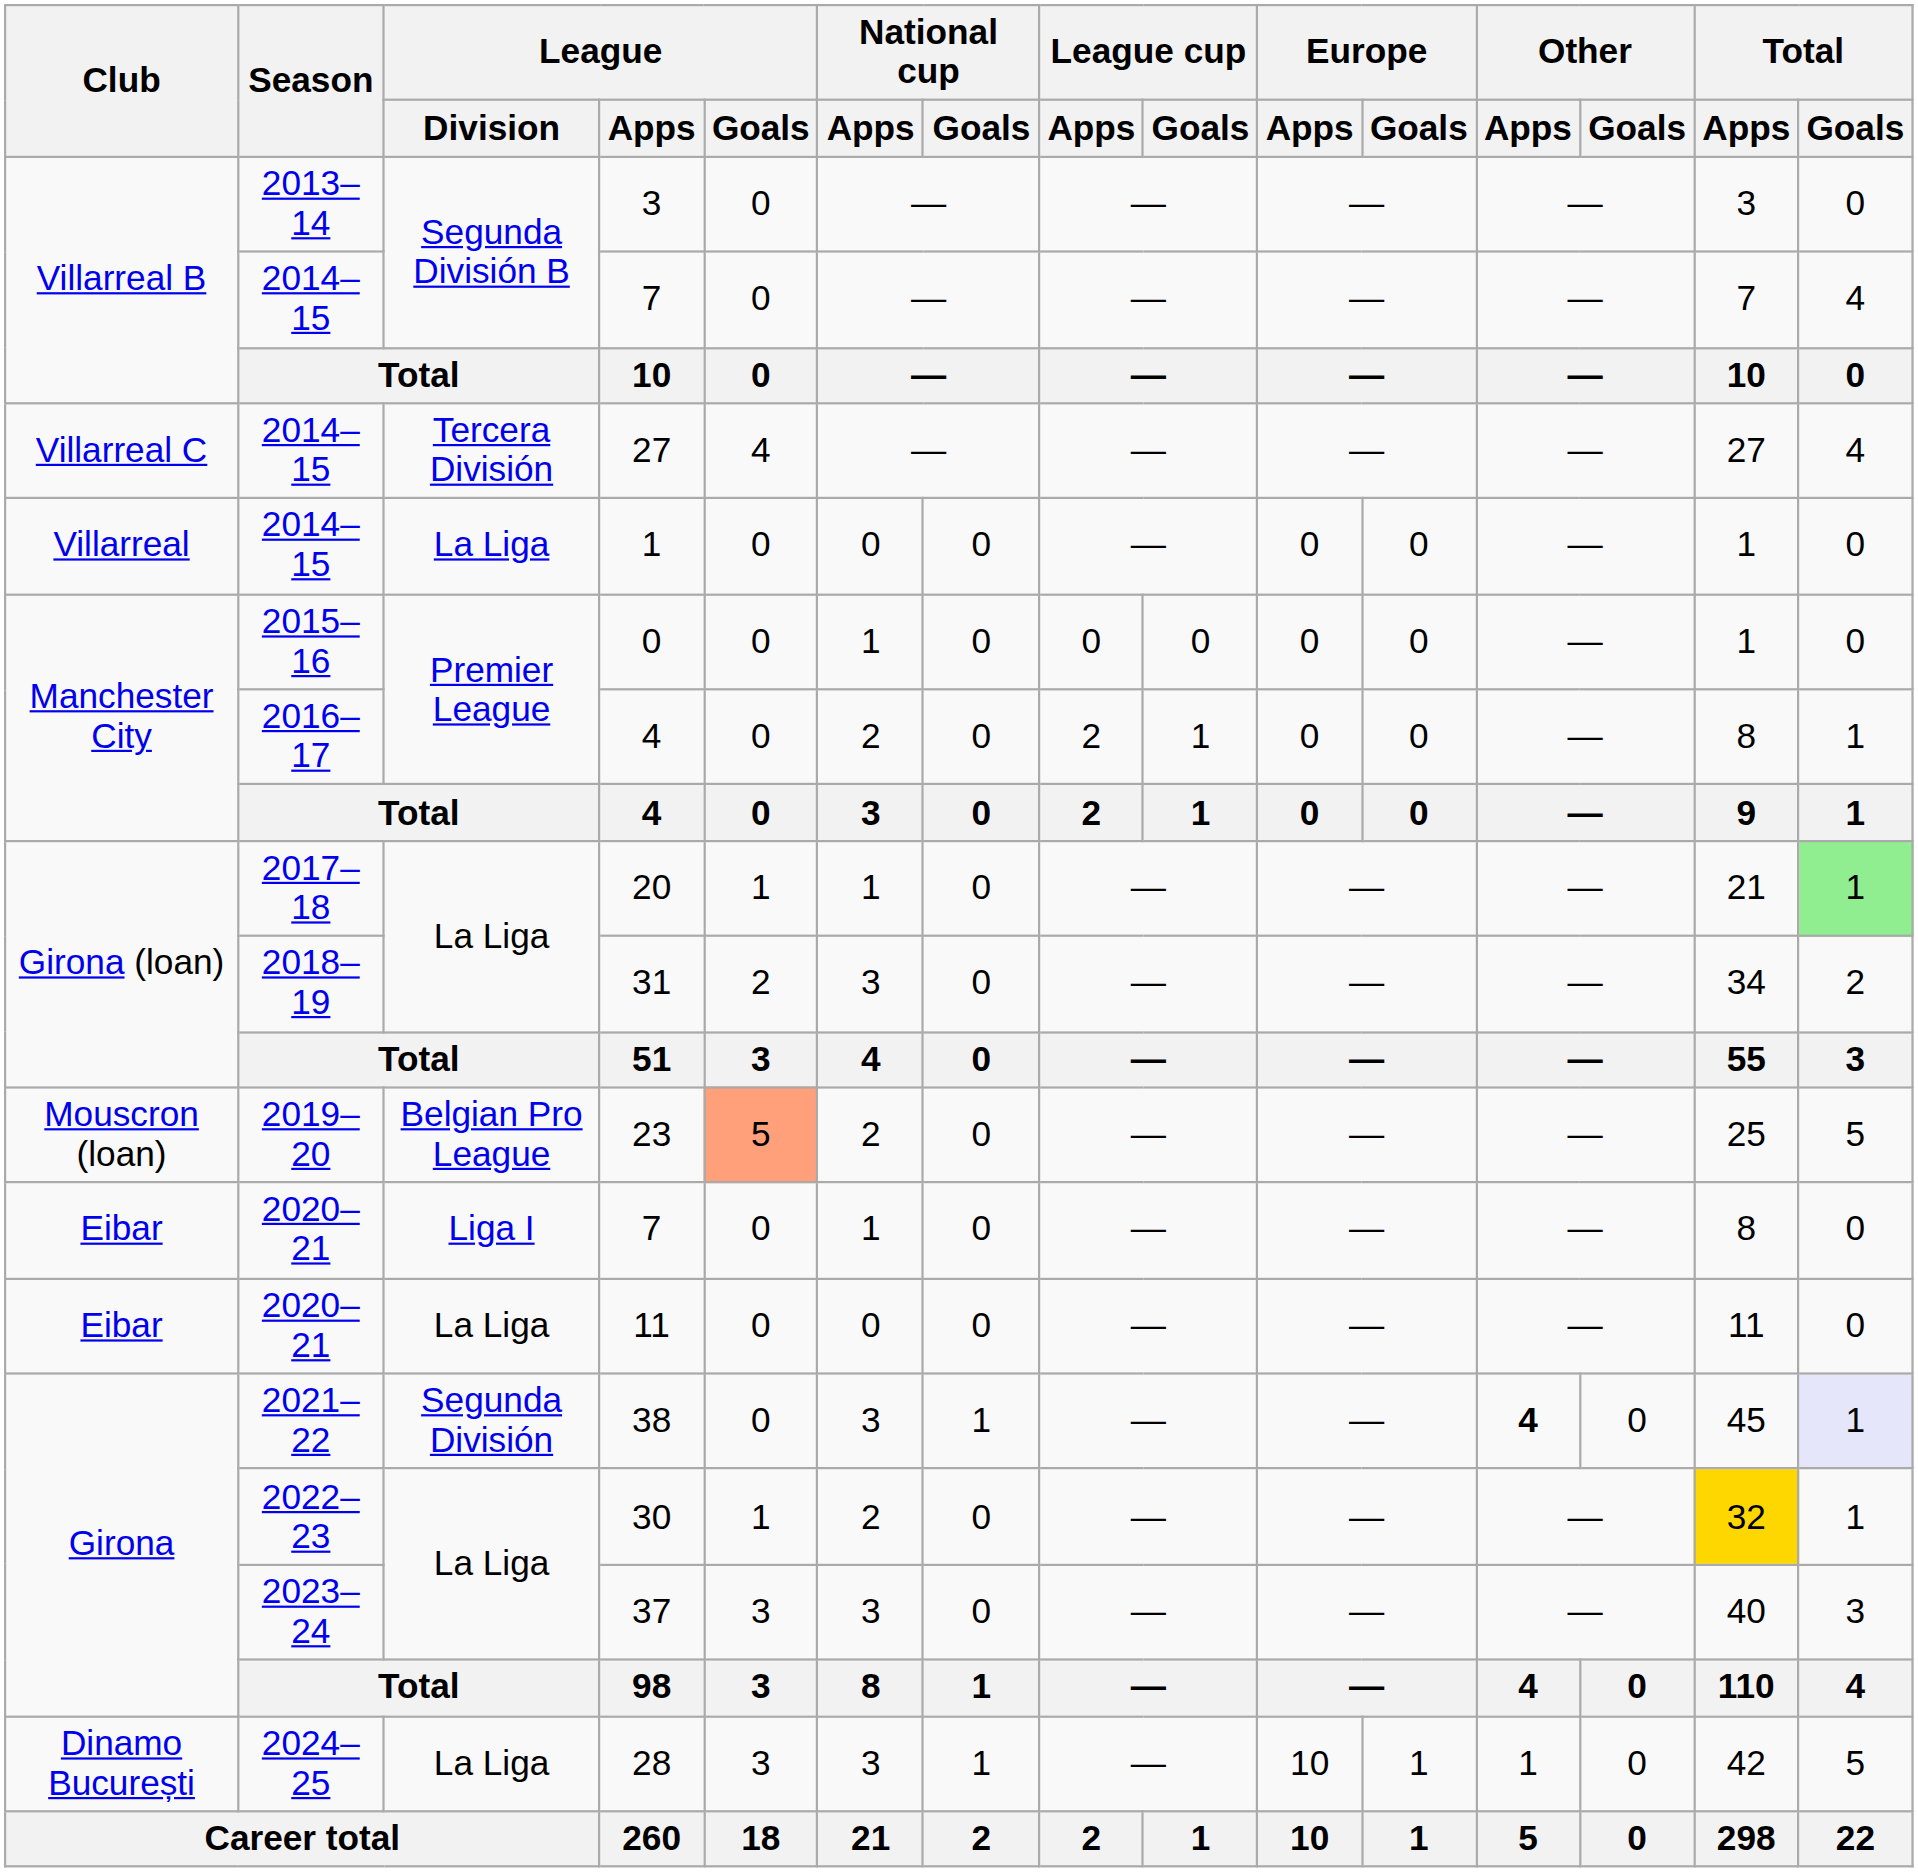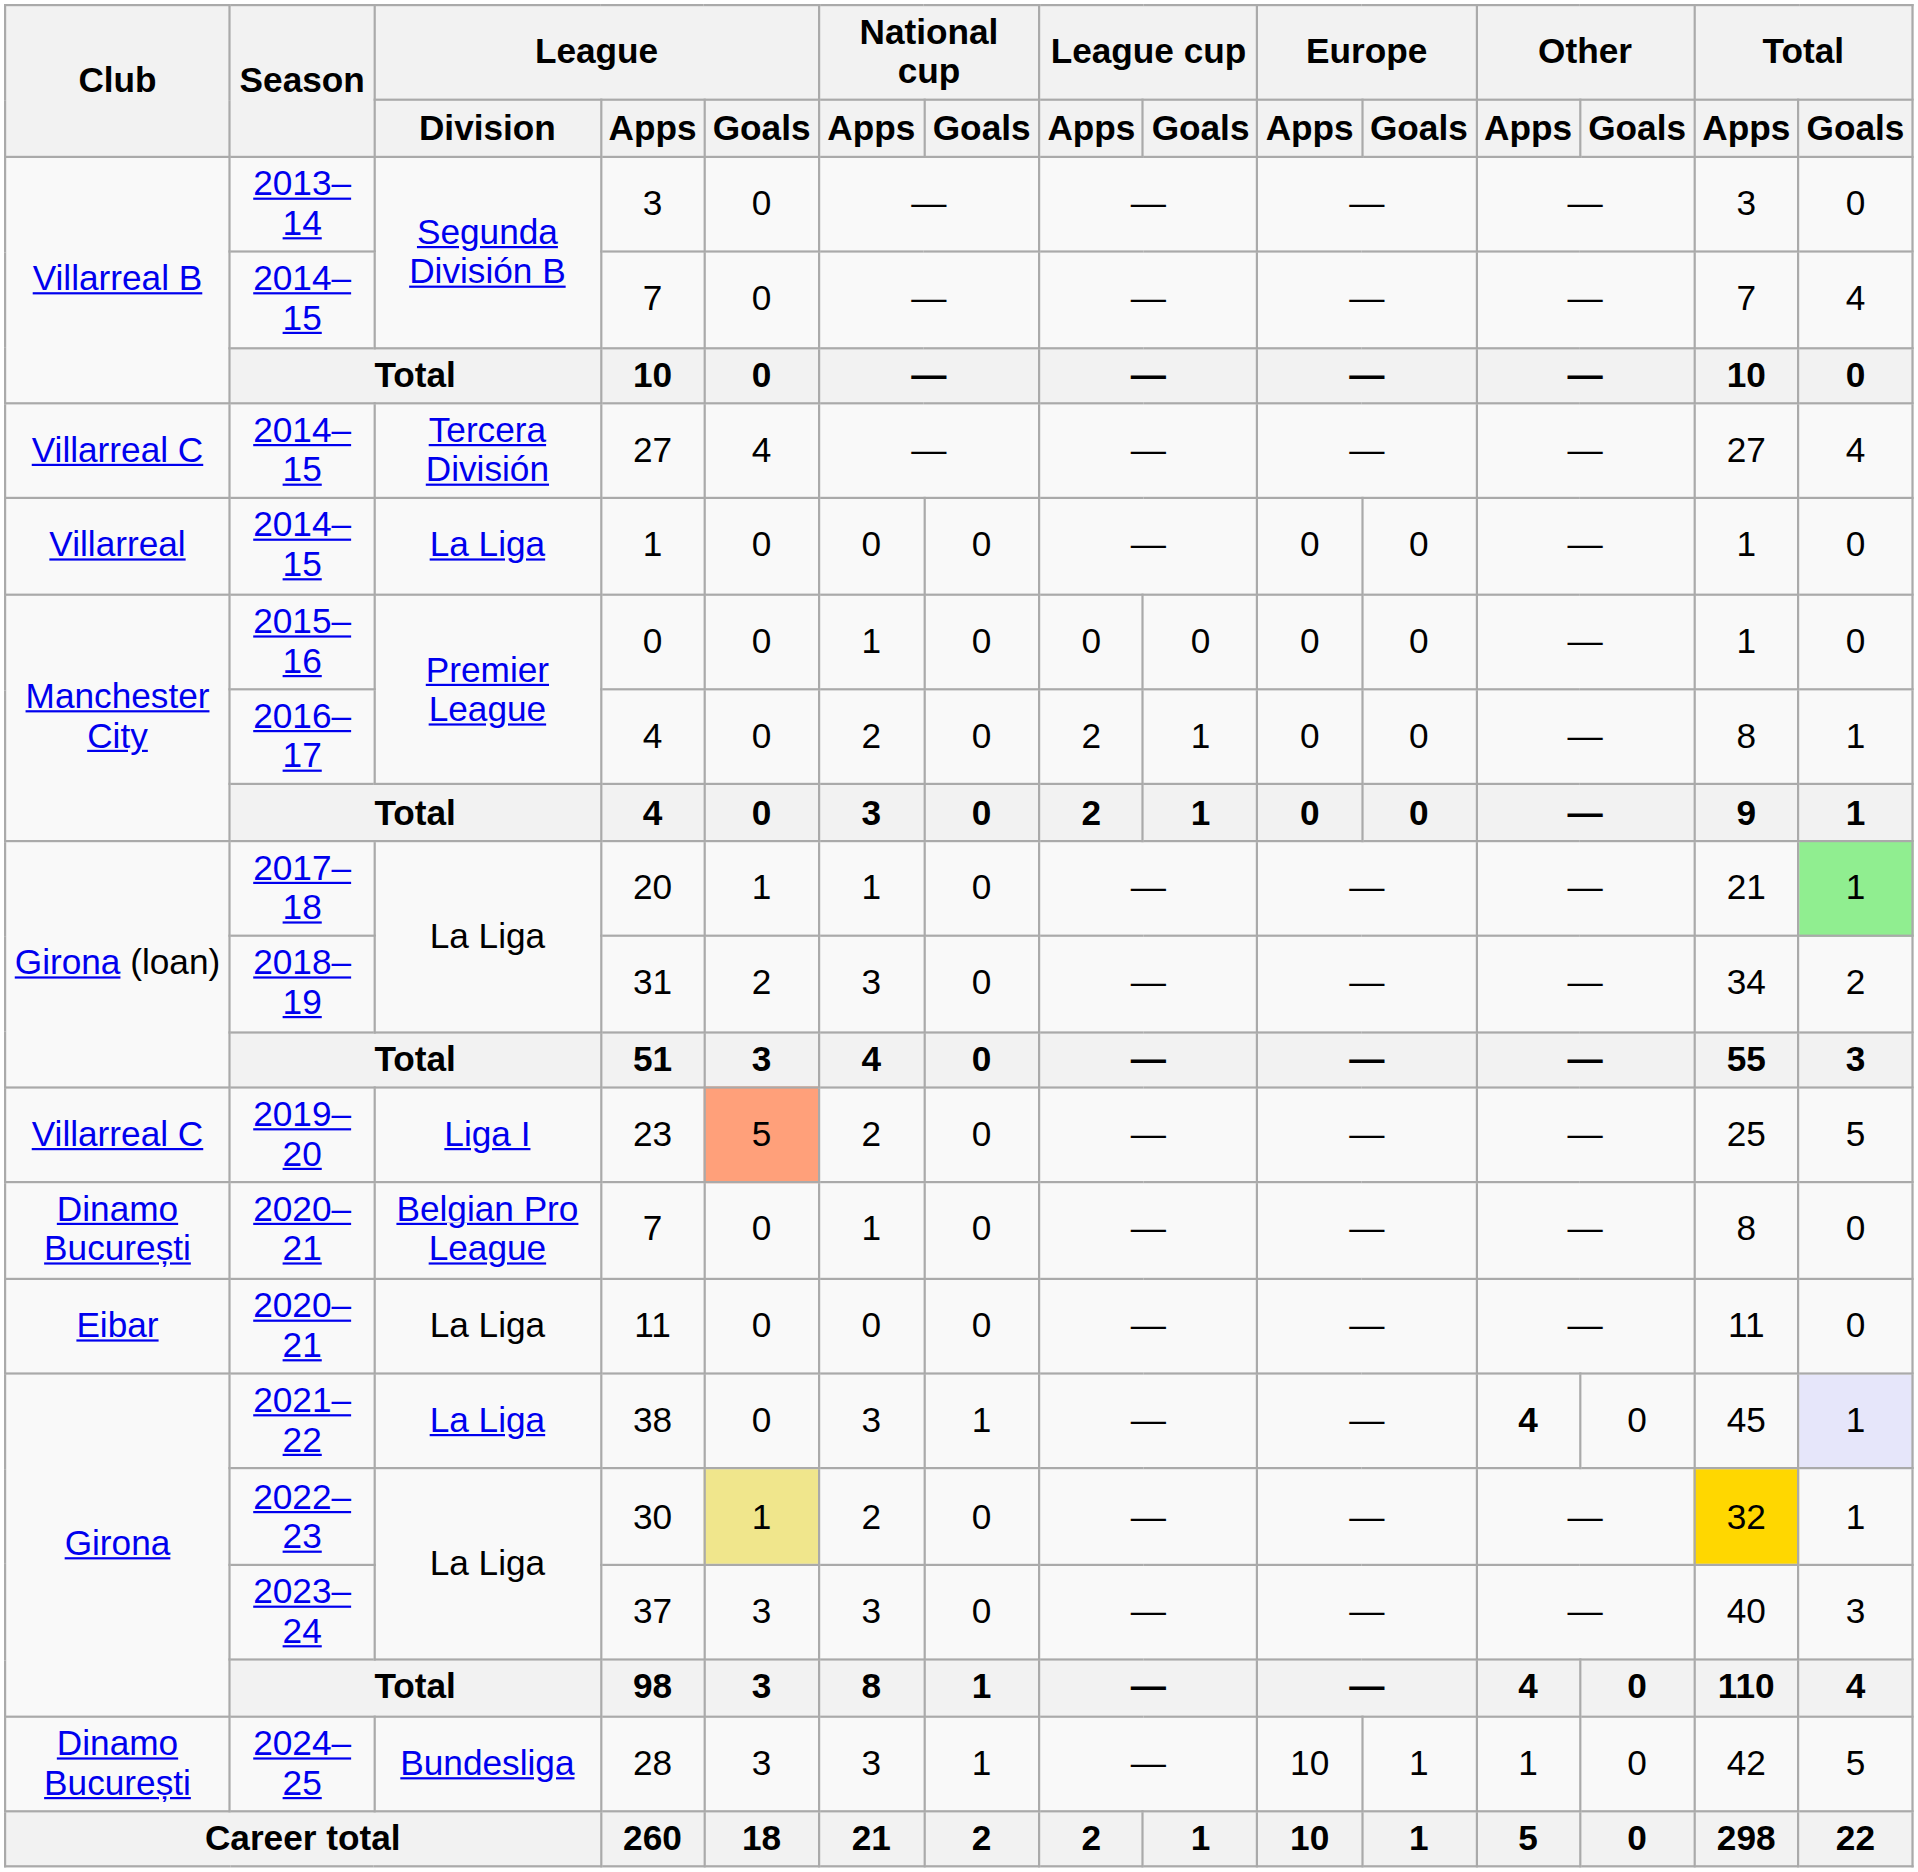(122, 1134) Mouscron (loan) -> (117, 1134) Villarreal C
(492, 1134) Belgian Pro League -> (487, 1134) Liga I
(122, 1229) Eibar -> (117, 1229) Dinamo București
(492, 1229) Liga I -> (487, 1229) Belgian Pro League
(492, 1420) Segunda División -> (487, 1420) La Liga
(761, 1516) no background -> (762, 1516) khaki background
(492, 1762) La Liga -> (487, 1762) Bundesliga
